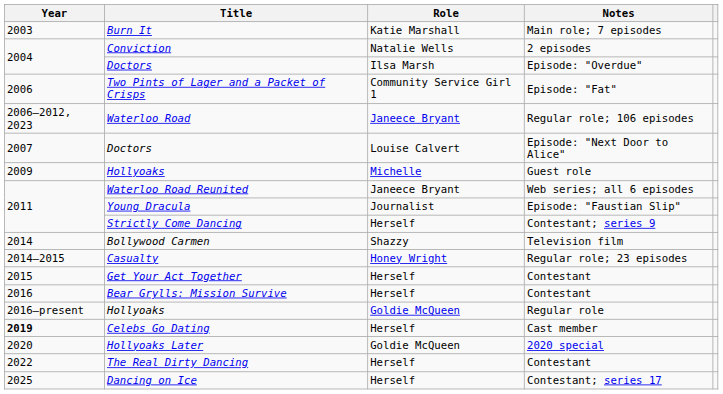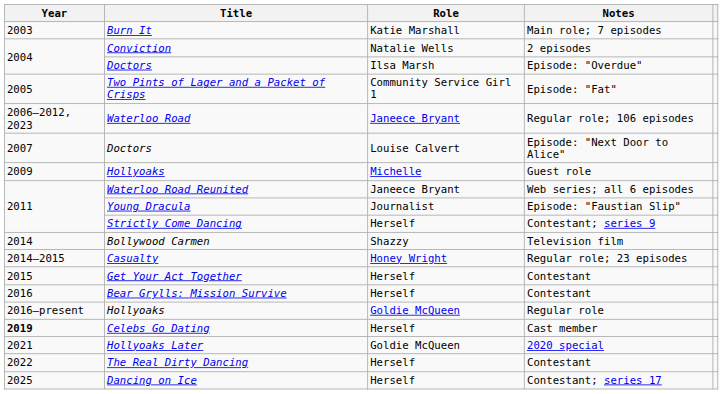(20, 89) 2006 -> (20, 89) 2005
(20, 345) 2020 -> (20, 345) 2021
